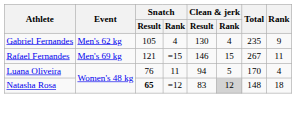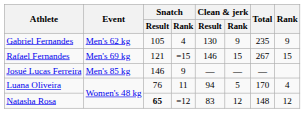(229, 41) 4 -> (238, 41) 9
(279, 56) 11 -> (287, 56) 15
+ row: (44, 71)
(229, 86) lightgrey background -> (238, 101) no background
(279, 86) 18 -> (287, 101) 12
